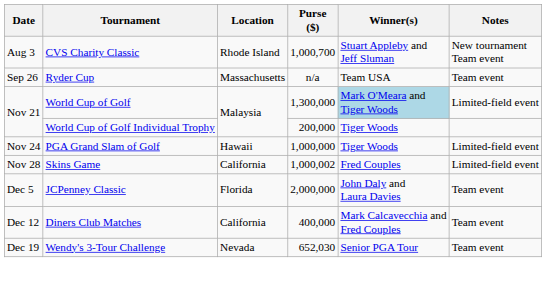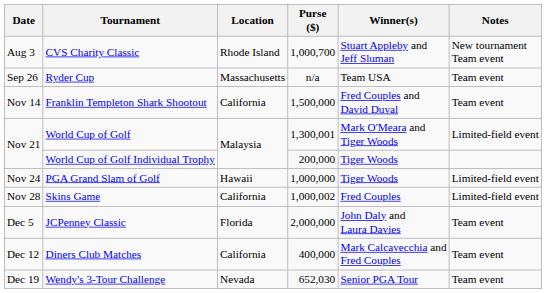+ row: (126, 102)
(313, 102) 1,300,000 -> (313, 134) 1,300,001
(383, 102) lightblue background -> (383, 134) no background
